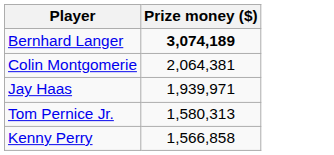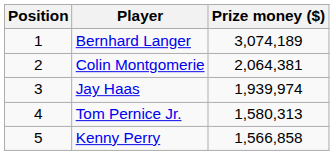+ column: (38, 16)
(201, 41) bold -> (268, 41) normal
(201, 89) 1,939,971 -> (268, 89) 1,939,974
